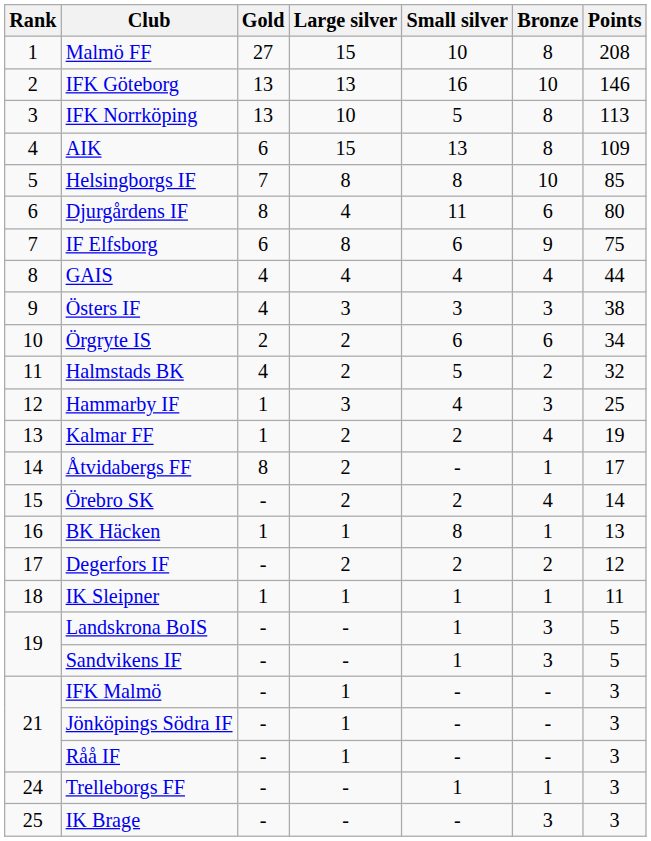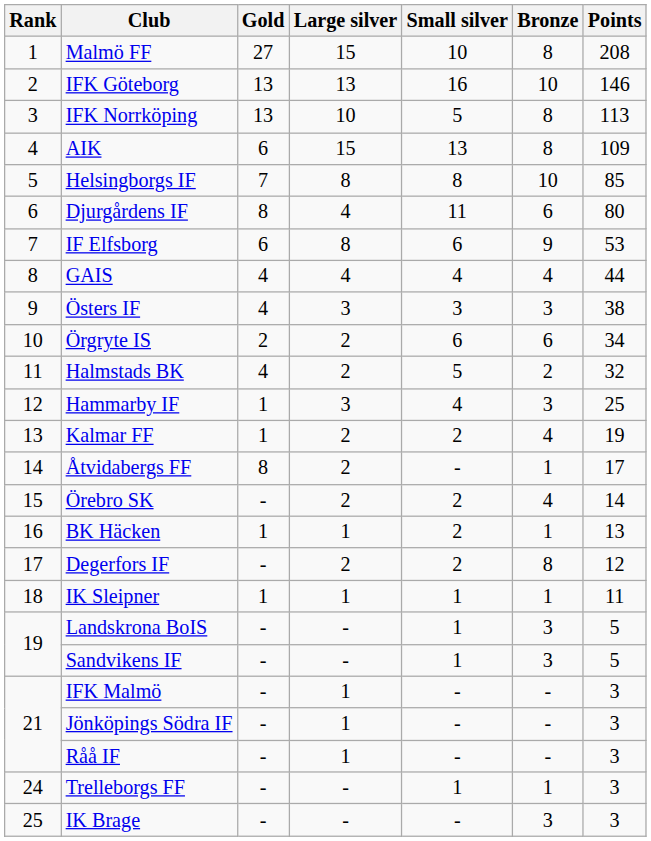(615, 244) 75 -> (615, 244) 53
(457, 532) 8 -> (457, 532) 2
(548, 564) 2 -> (548, 564) 8
